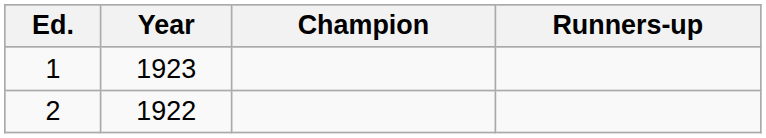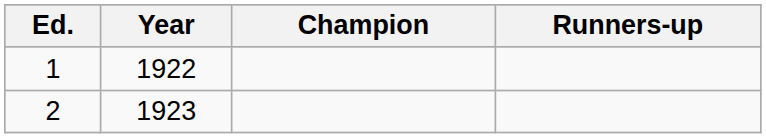(166, 68) 1923 -> (166, 68) 1922
(166, 111) 1922 -> (166, 111) 1923
